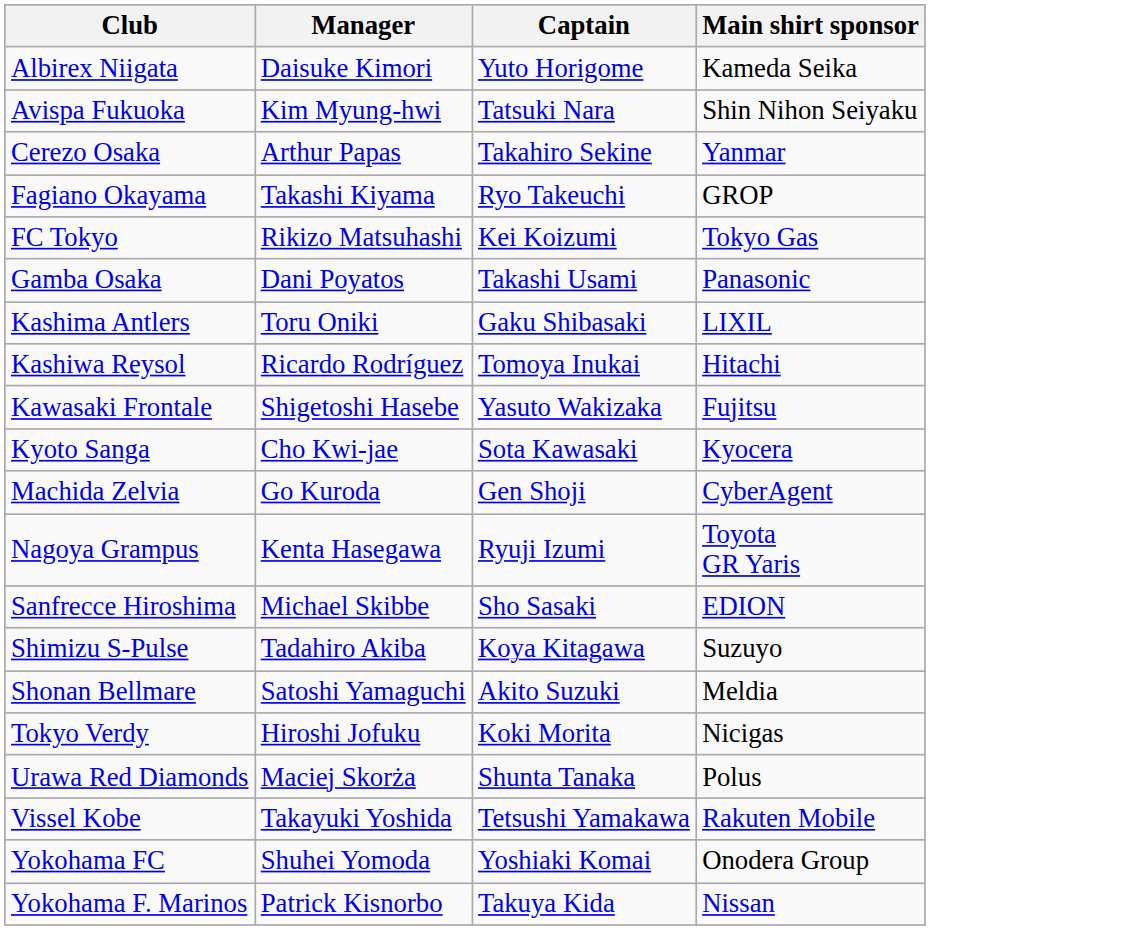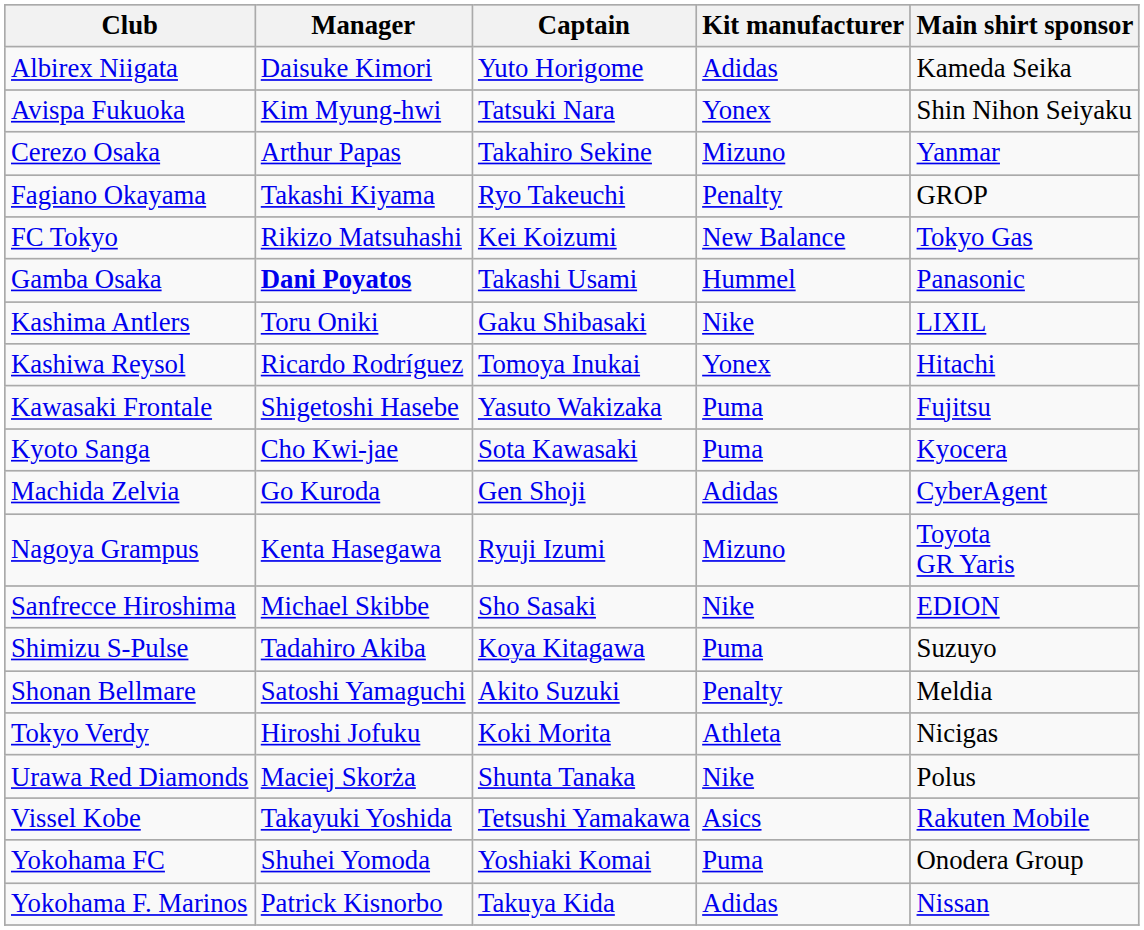+ column: (803, 25)
(332, 279) normal -> (336, 279) bold
